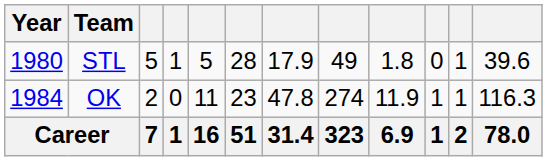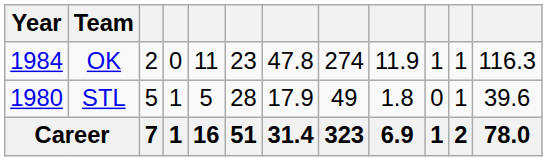rows swapped: (104, 60) <-> (104, 98)
